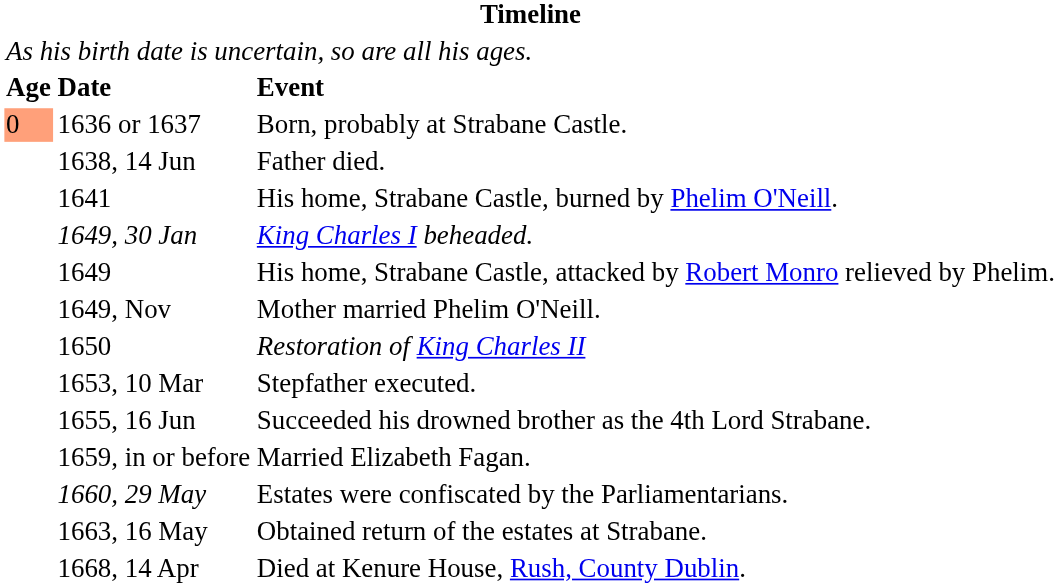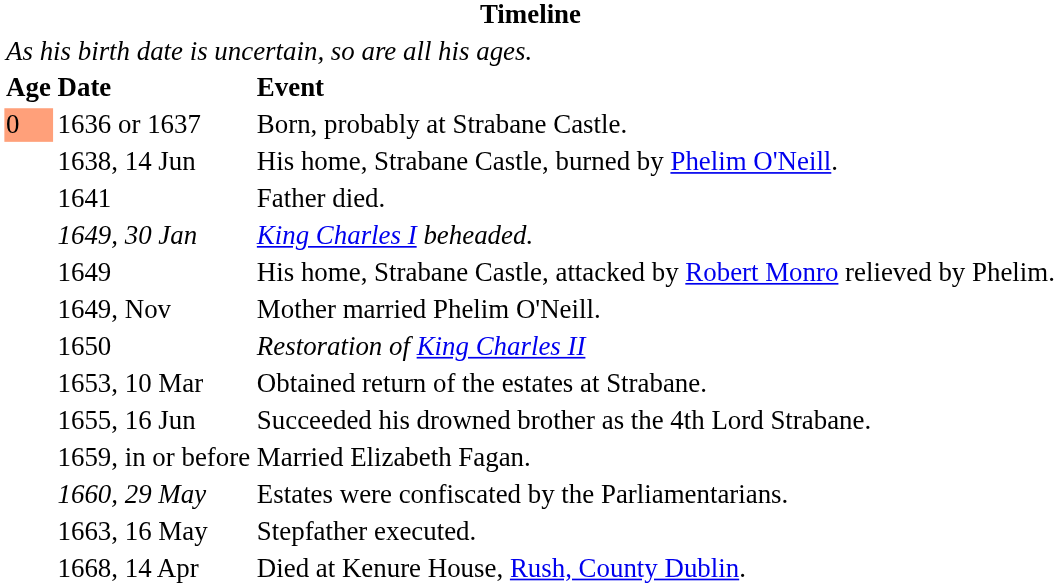(321, 161) Father died. -> (547, 161) His home, Strabane Castle, burned by Phelim O'Neill.
(547, 198) His home, Strabane Castle, burned by Phelim O'Neill. -> (321, 198) Father died.
(367, 383) Stepfather executed. -> (482, 383) Obtained return of the estates at Strabane.
(482, 531) Obtained return of the estates at Strabane. -> (367, 531) Stepfather executed.
